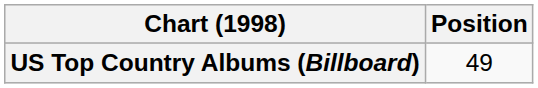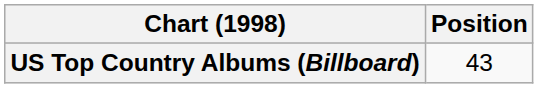(479, 62) 49 -> (479, 62) 43
